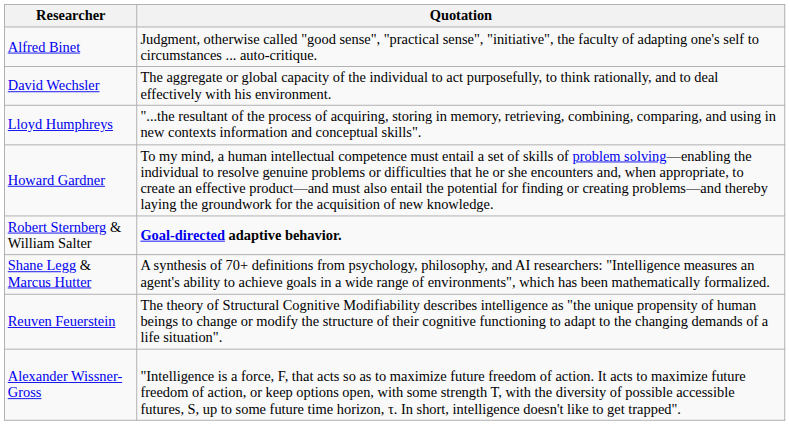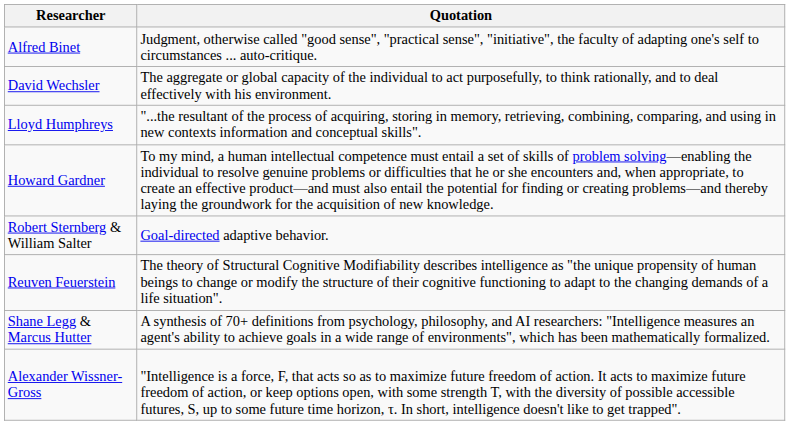(241, 235) bold -> (235, 235) normal
rows swapped: (62, 321) <-> (50, 274)
